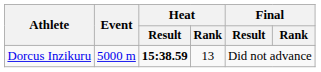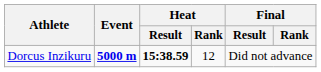(116, 56) normal -> (117, 56) bold
(208, 56) 13 -> (209, 56) 12
